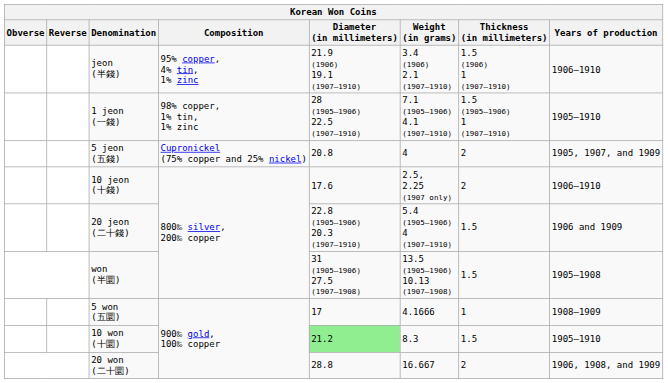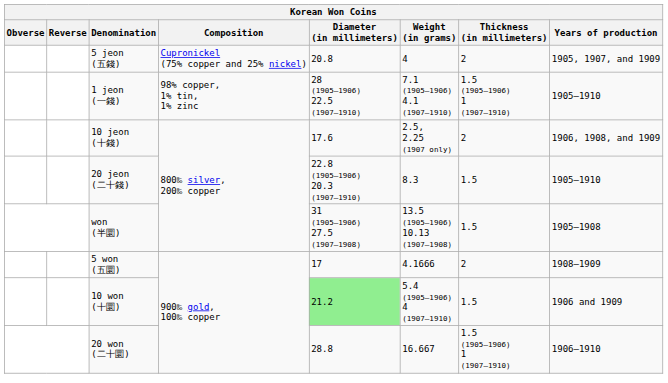- row: (106, 68)
rows swapped: (107, 116) <-> (107, 153)
(576, 185) 1906–1910 -> (606, 138) 1906, 1908, and 1909
(427, 227) 5.4 (1905–1906) 4 (1907–1910) -> (410, 180) 8.3
(587, 227) 1906 and 1909 -> (576, 180) 1905–1910
(464, 312) 1 -> (464, 264) 2
(410, 338) 8.3 -> (427, 301) 5.4 (1905–1906) 4 (1907–1910)
(576, 338) 1905–1910 -> (587, 301) 1906 and 1909
(464, 365) 2 -> (486, 348) 1.5 (1905–1906) 1 (1907–1910)
(606, 365) 1906, 1908, and 1909 -> (576, 349) 1906–1910
